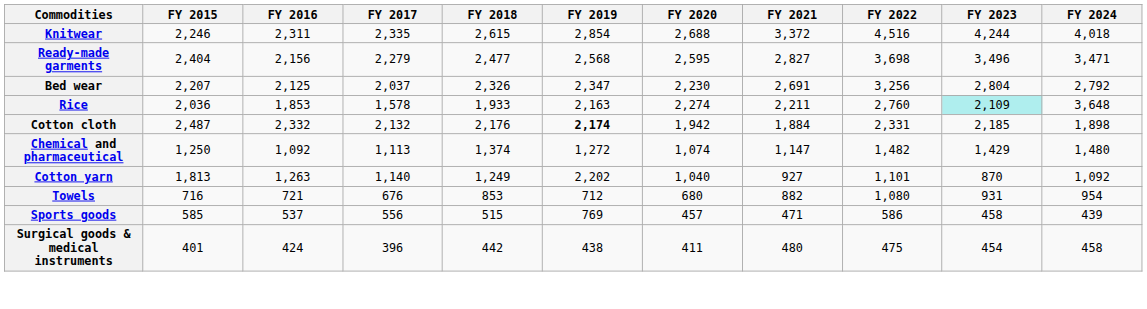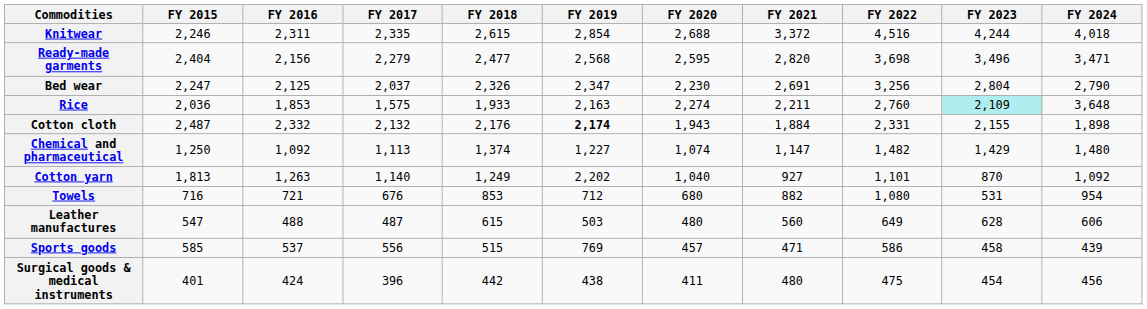(792, 59) 2,827 -> (792, 59) 2,820
(193, 86) 2,207 -> (193, 86) 2,247
(1092, 86) 2,792 -> (1092, 86) 2,790
(393, 105) 1,578 -> (393, 105) 1,575
(692, 124) 1,942 -> (692, 124) 1,943
(992, 124) 2,185 -> (992, 124) 2,155
(592, 150) 1,272 -> (592, 150) 1,227
(992, 196) 931 -> (992, 196) 531
+ row: (74, 222)
(1092, 248) 458 -> (1092, 281) 456
